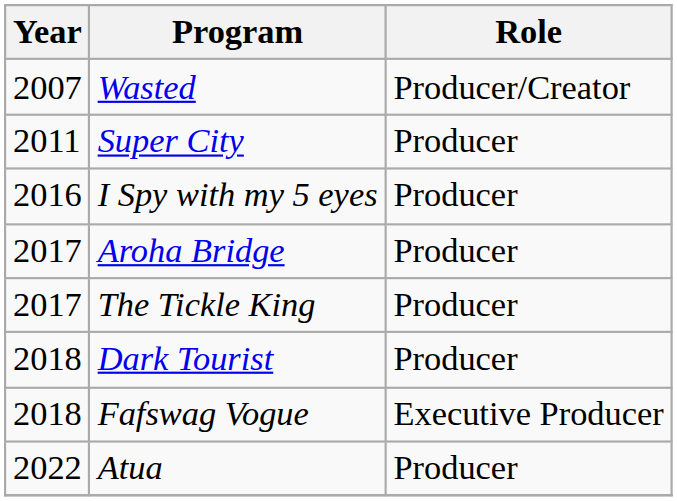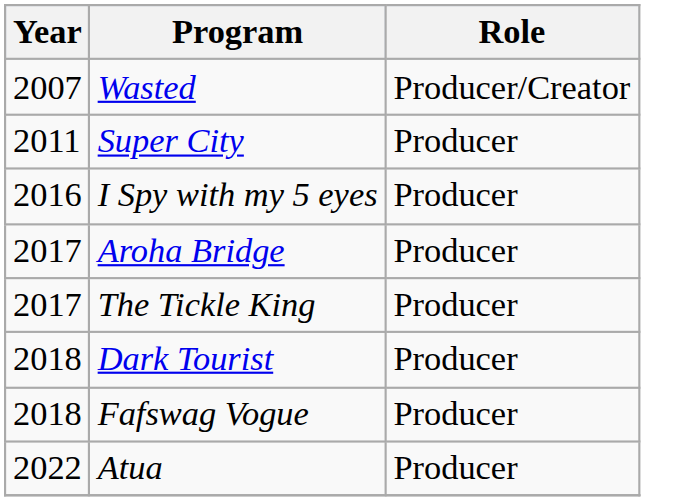(529, 413) Executive Producer -> (456, 413) Producer
